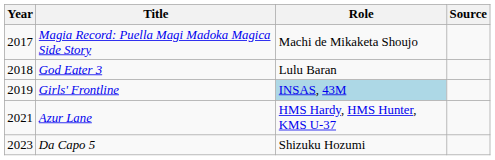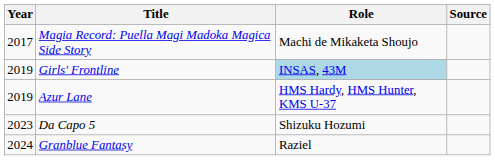- row: (70, 69)
(20, 117) 2021 -> (20, 97) 2019
+ row: (86, 144)
